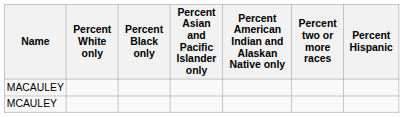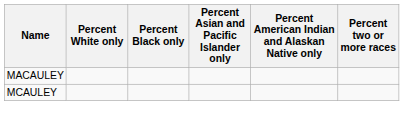- column: (371, 41)
